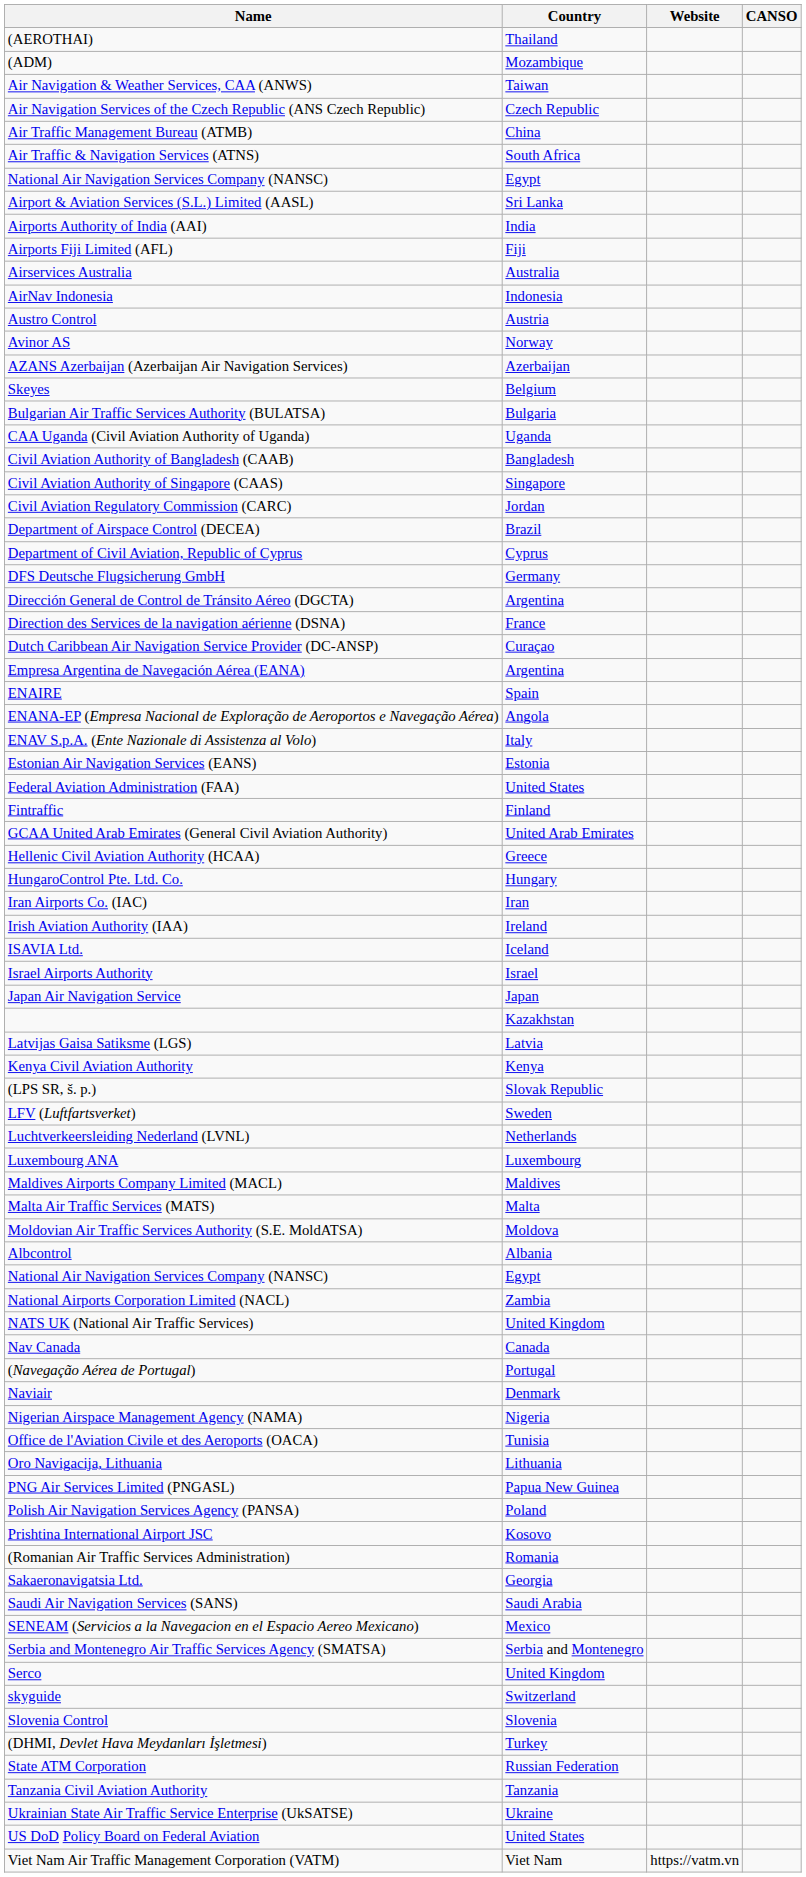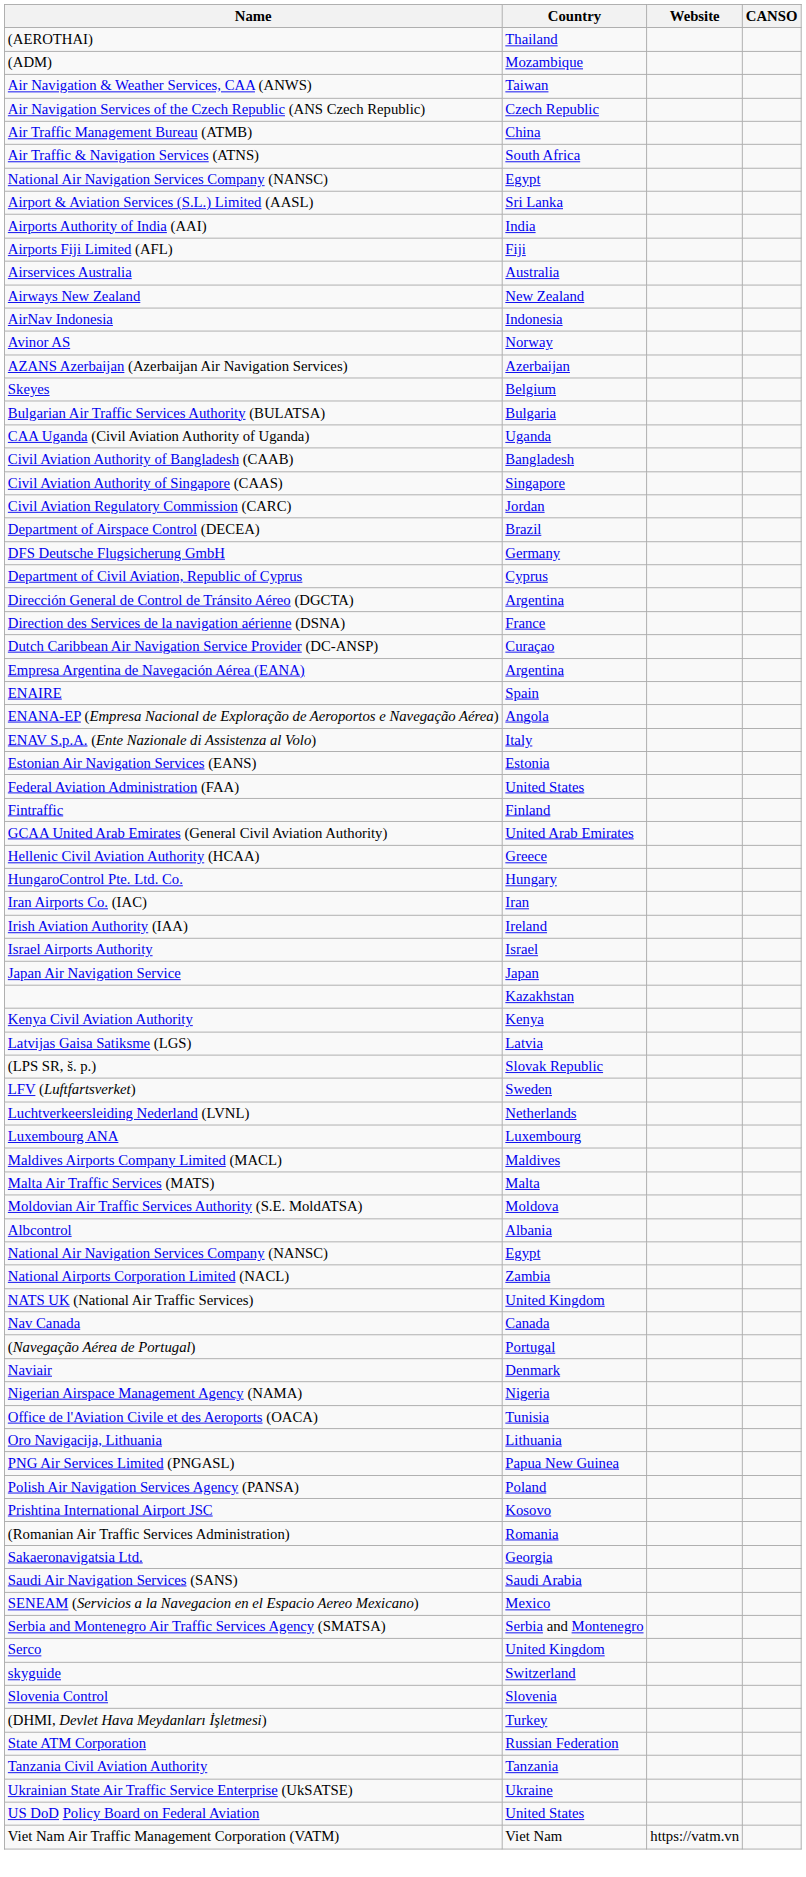+ row: (74, 296)
- row: (52, 319)
rows swapped: (155, 553) <-> (116, 576)
- row: (45, 949)
rows swapped: (100, 1066) <-> (100, 1043)
